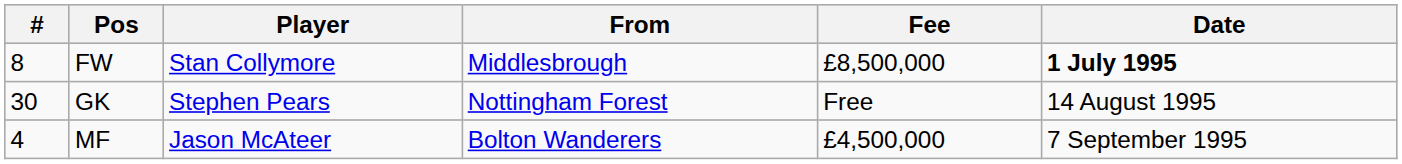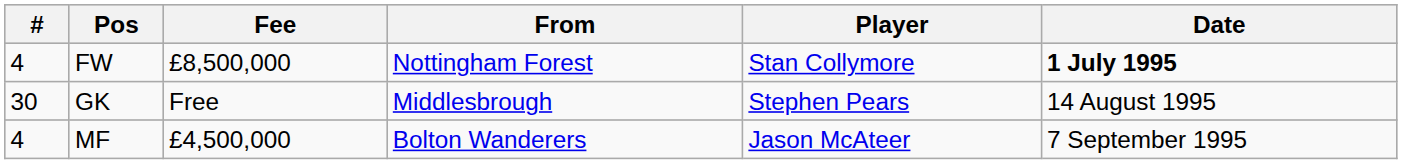columns swapped: (313, 24) <-> (930, 24)
(17, 63) 8 -> (17, 63) 4
(547, 63) Middlesbrough -> (493, 63) Nottingham Forest
(568, 101) Nottingham Forest -> (473, 101) Middlesbrough
